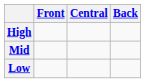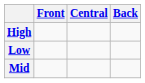rows swapped: (19, 50) <-> (19, 68)
